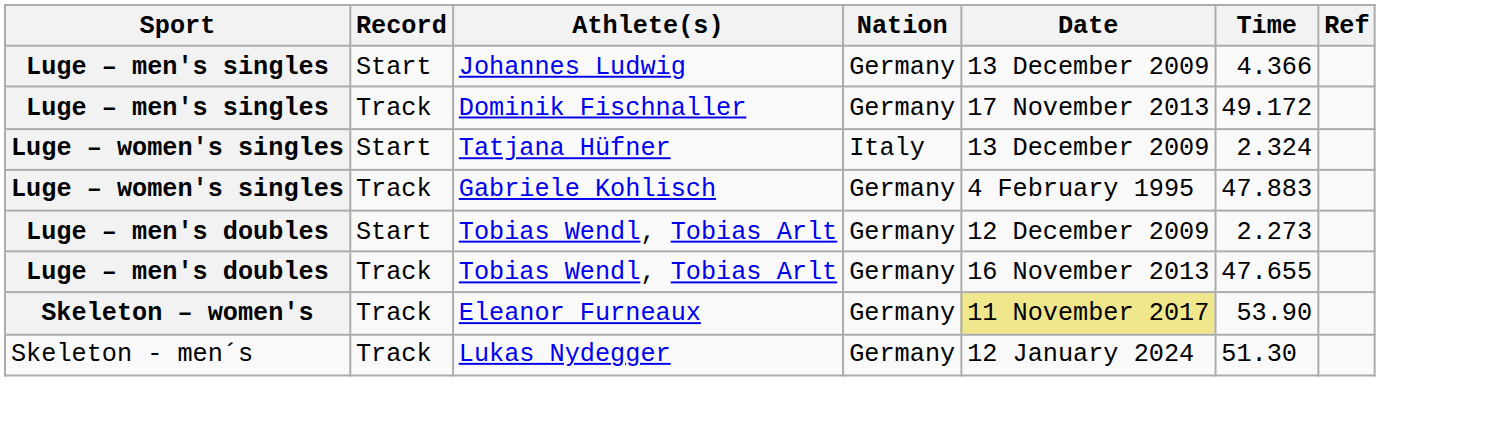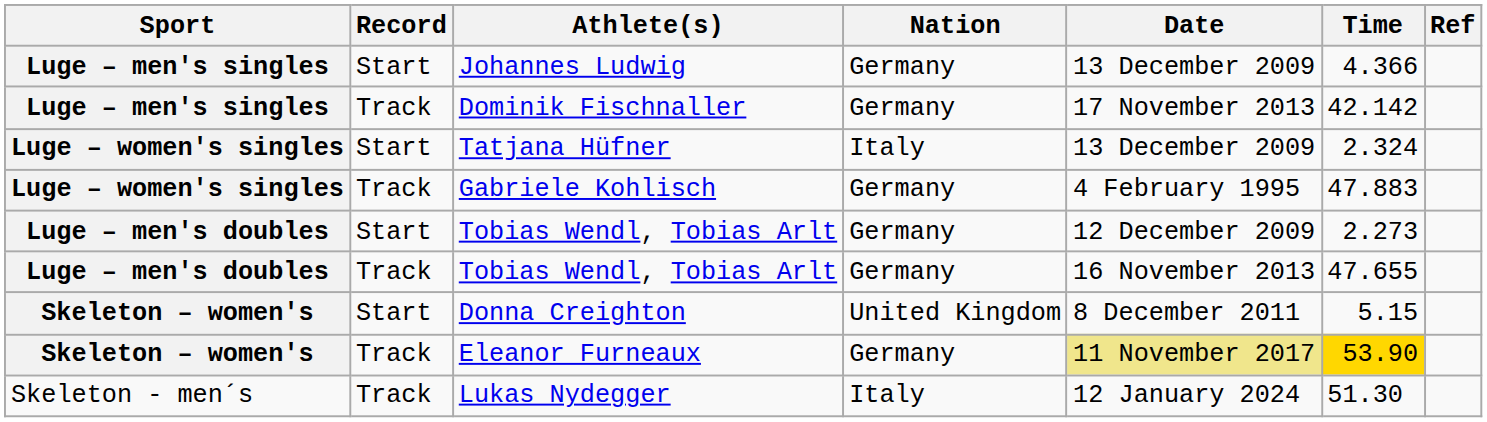(1267, 108) 49.172 -> (1373, 108) 42.142
+ row: (394, 313)
(1274, 313) no background -> (1380, 354) gold background
(902, 354) Germany -> (887, 395) Italy
